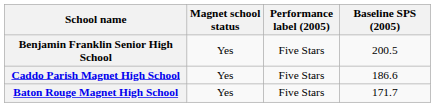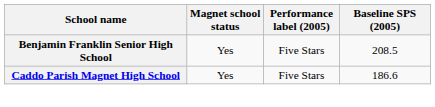(385, 50) 200.5 -> (385, 50) 208.5
- row: (96, 93)
